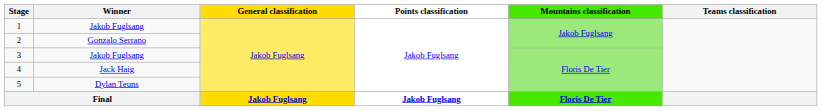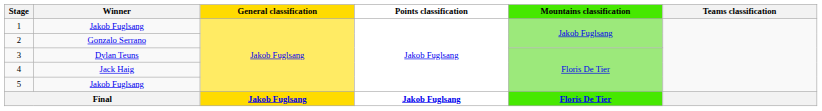(117, 55) Jakob Fuglsang -> (117, 55) Dylan Teuns
(117, 84) Dylan Teuns -> (117, 84) Jakob Fuglsang
